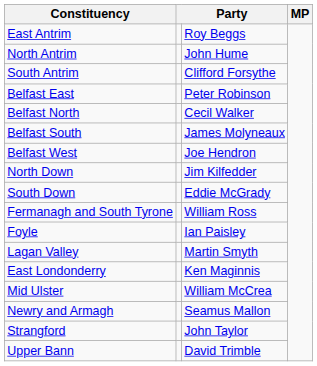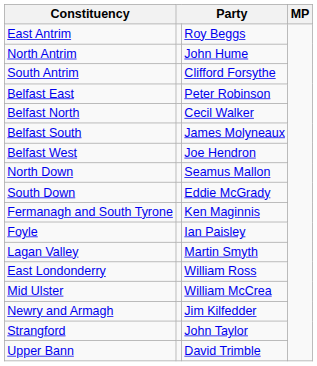(220, 172) Jim Kilfedder -> (227, 172) Seamus Mallon
(220, 212) William Ross -> (222, 212) Ken Maginnis
(222, 271) Ken Maginnis -> (220, 271) William Ross
(227, 311) Seamus Mallon -> (220, 311) Jim Kilfedder
